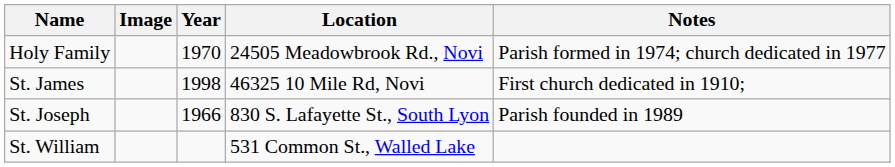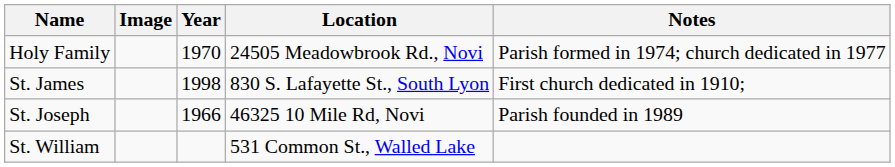(327, 83) 46325 10 Mile Rd, Novi -> (360, 83) 830 S. Lafayette St., South Lyon
(360, 114) 830 S. Lafayette St., South Lyon -> (327, 114) 46325 10 Mile Rd, Novi
